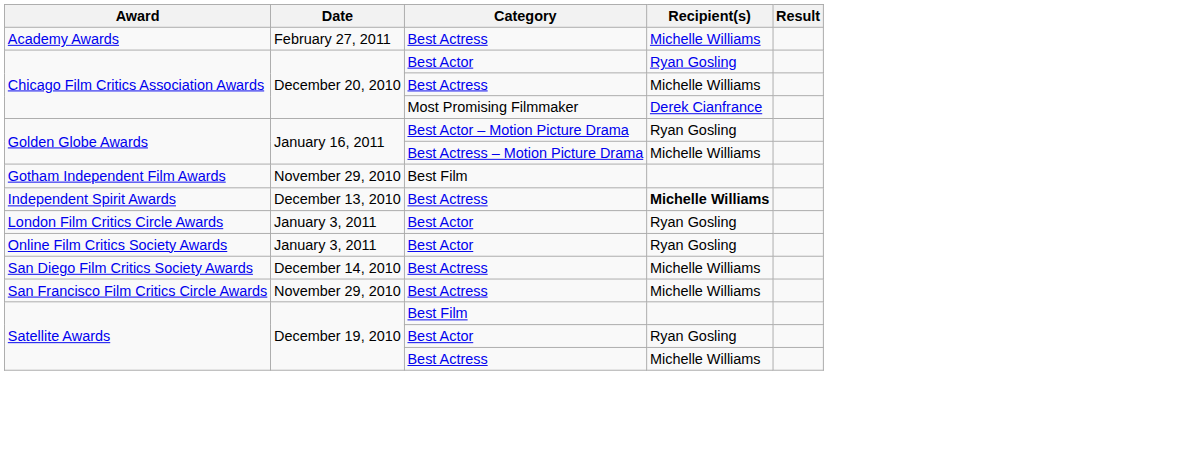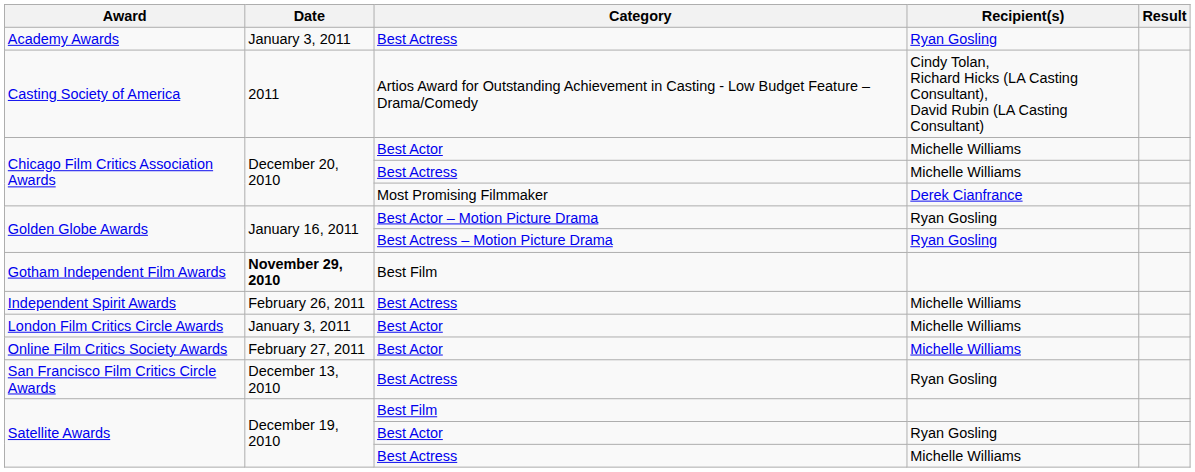(332, 39) February 27, 2011 -> (299, 39) January 3, 2011
(705, 39) Michelle Williams -> (954, 39) Ryan Gosling
+ row: (94, 94)
(693, 62) Ryan Gosling -> (966, 149) Michelle Williams
(705, 153) Michelle Williams -> (954, 241) Ryan Gosling
(337, 176) normal -> (296, 272) bold
(337, 199) December 13, 2010 -> (307, 303) February 26, 2011
(710, 199) bold -> (966, 303) normal
(693, 222) Ryan Gosling -> (966, 325) Michelle Williams
(325, 245) January 3, 2011 -> (307, 348) February 27, 2011
(693, 245) Ryan Gosling -> (966, 348) Michelle Williams
- row: (130, 268)
(337, 290) November 29, 2010 -> (294, 379) December 13, 2010
(705, 290) Michelle Williams -> (954, 379) Ryan Gosling
